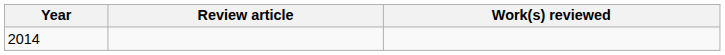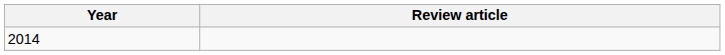- column: (551, 15)
